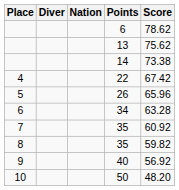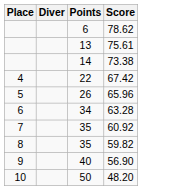- column: (86, 12)
(158, 45) 75.62 -> (121, 45) 75.61
(158, 161) 56.92 -> (121, 161) 56.90
